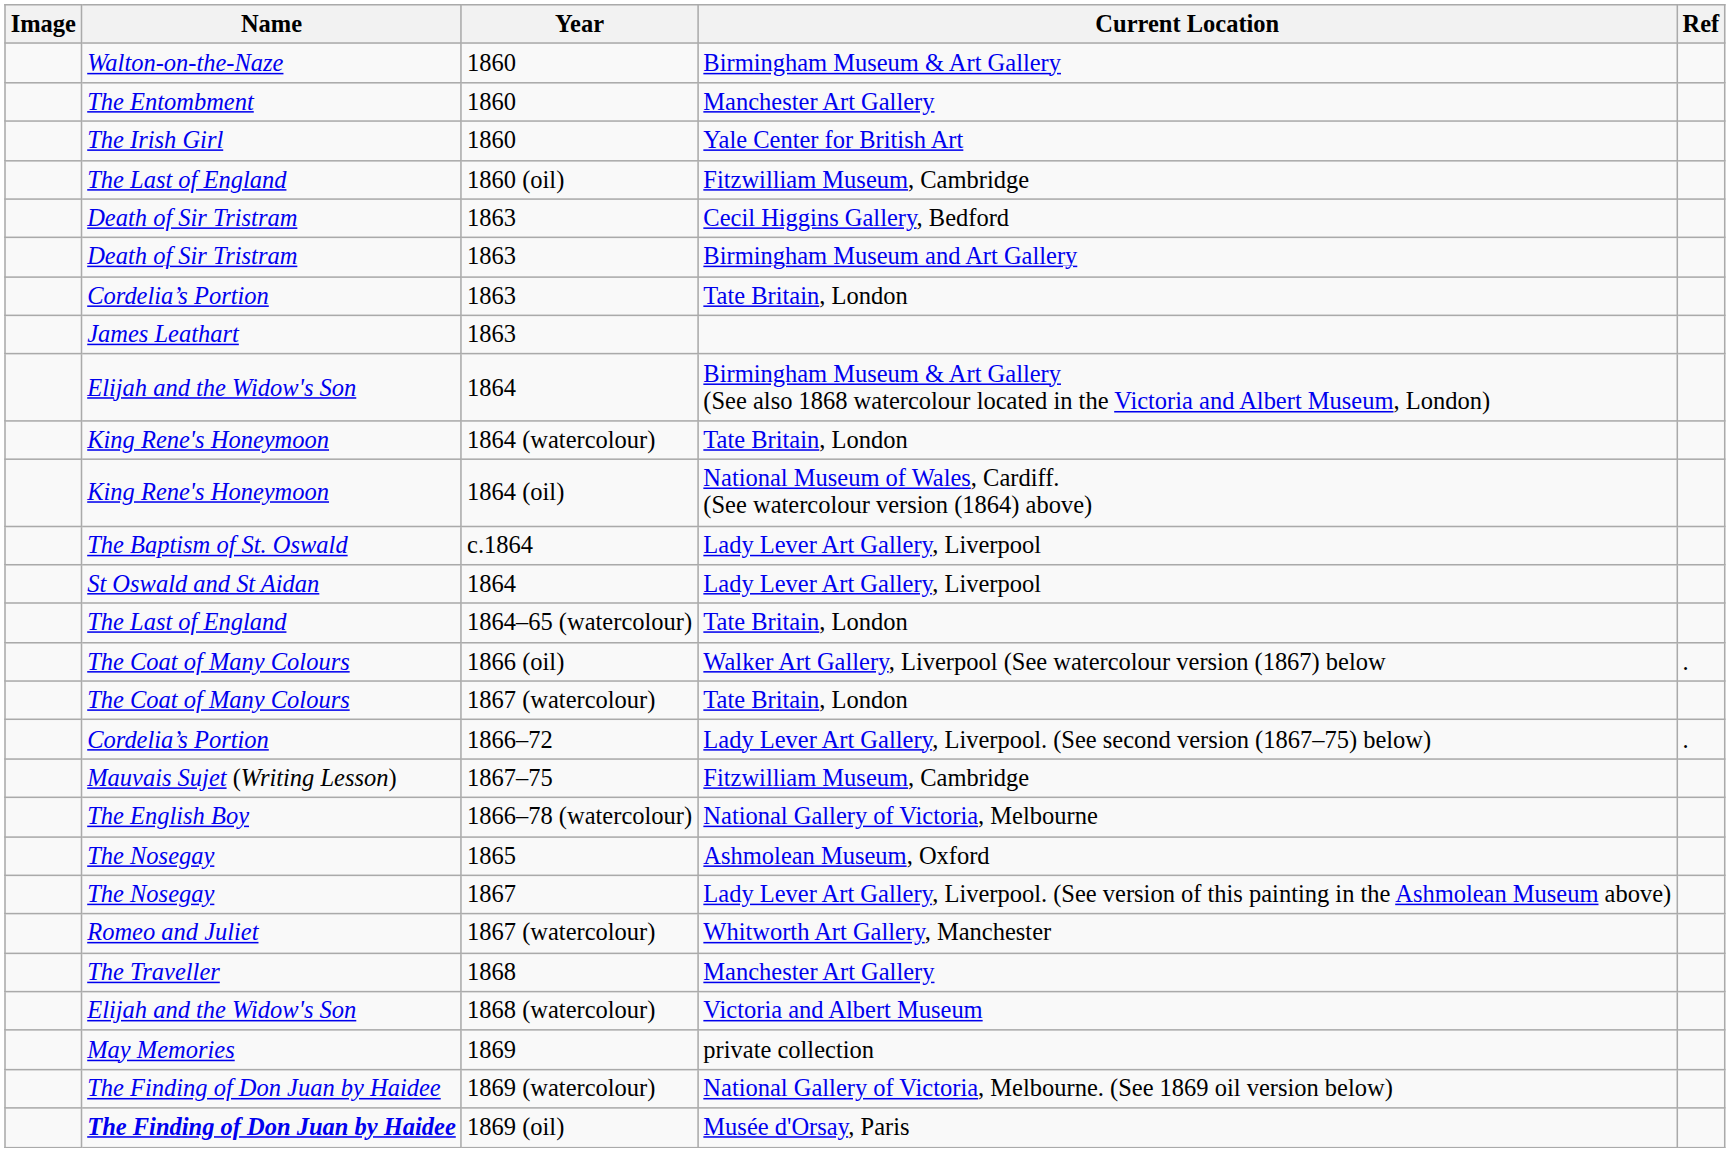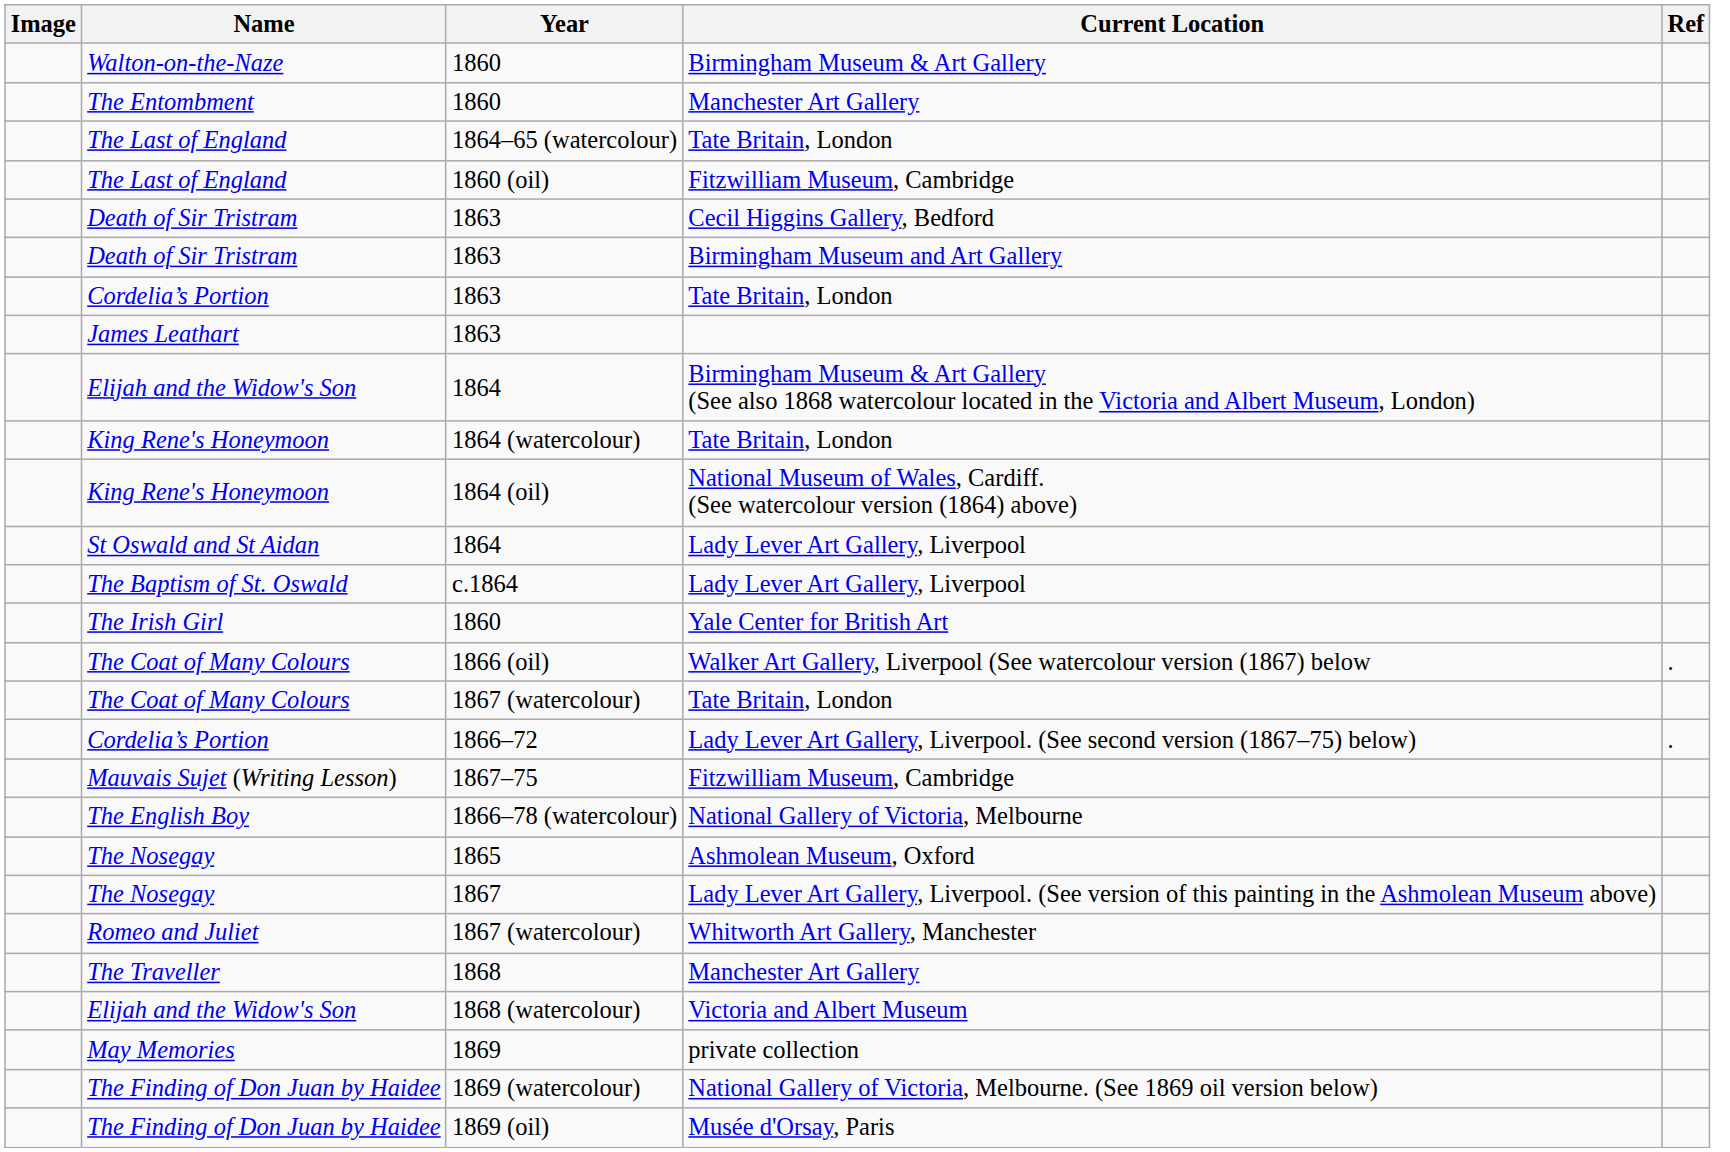rows swapped: (492, 140) <-> (580, 622)
rows swapped: (492, 583) <-> (500, 544)
(271, 1127) bold -> (264, 1127) normal
